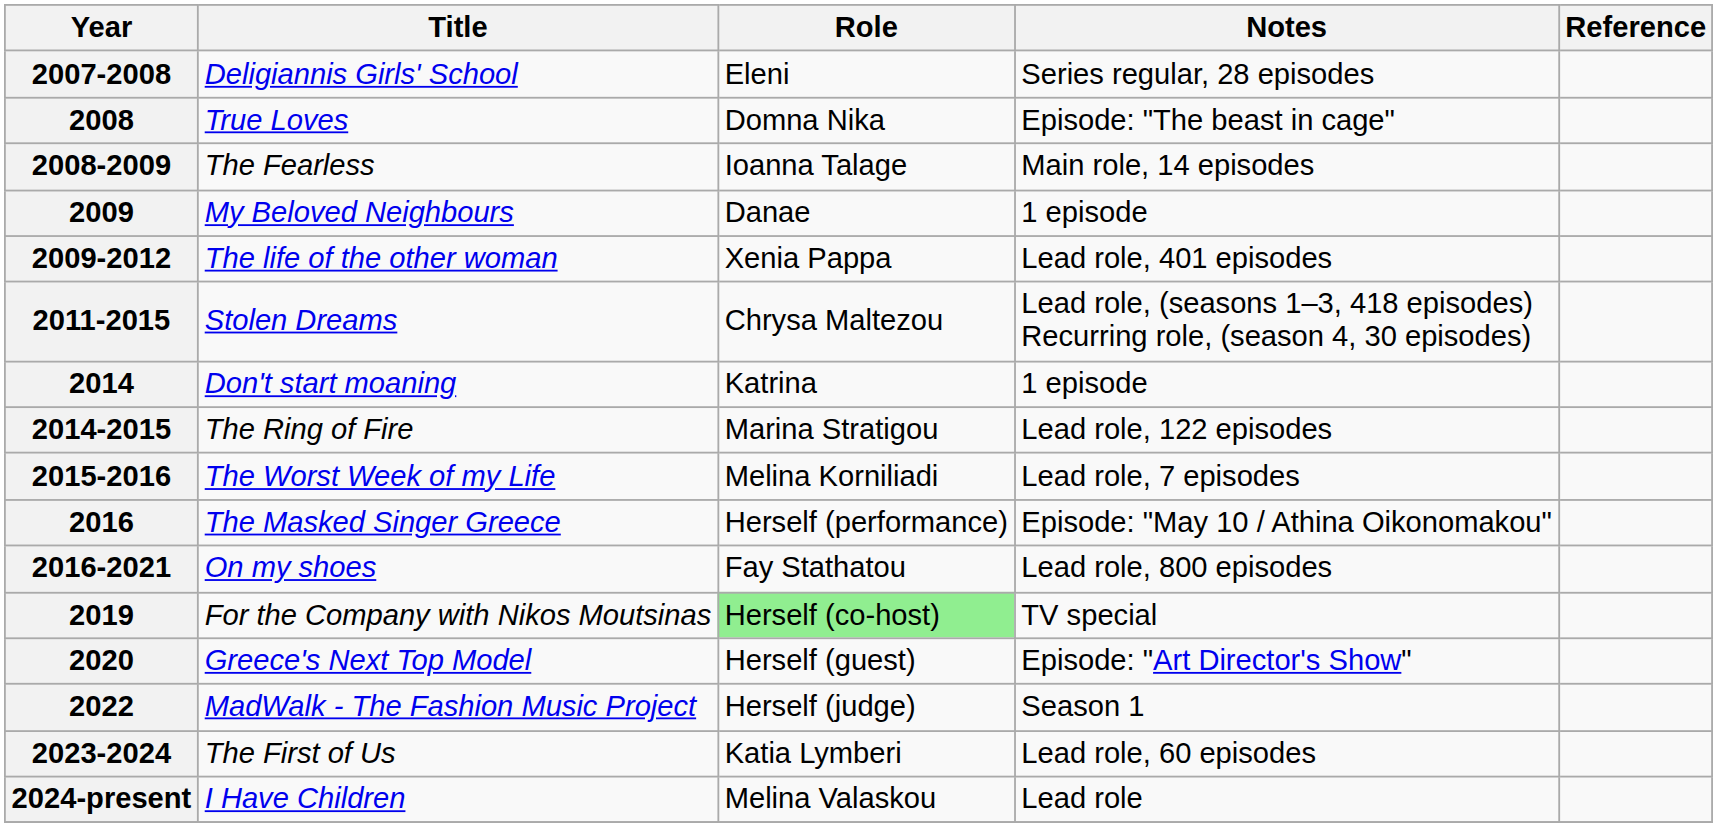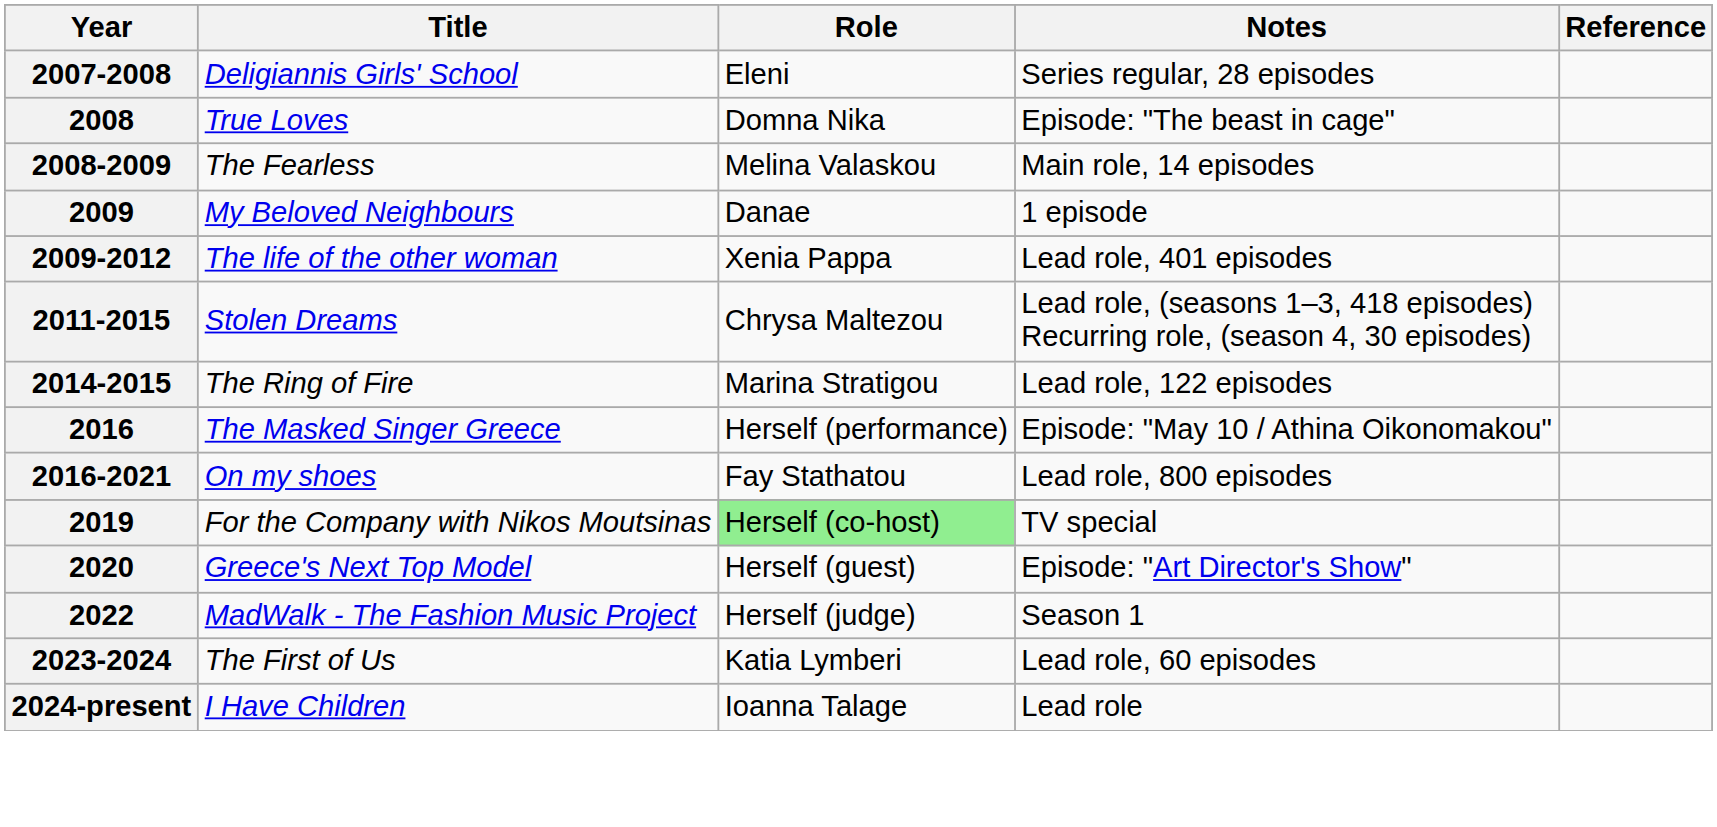(816, 166) Ioanna Talage -> (830, 166) Melina Valaskou
- row: (101, 383)
- row: (101, 475)
(830, 799) Melina Valaskou -> (816, 706) Ioanna Talage
